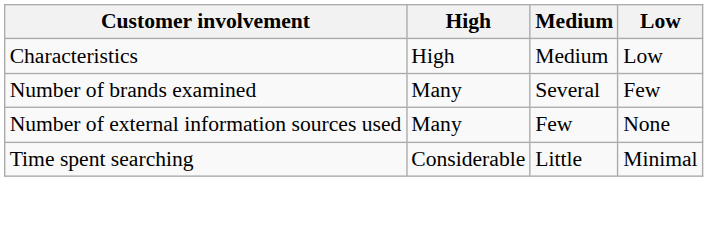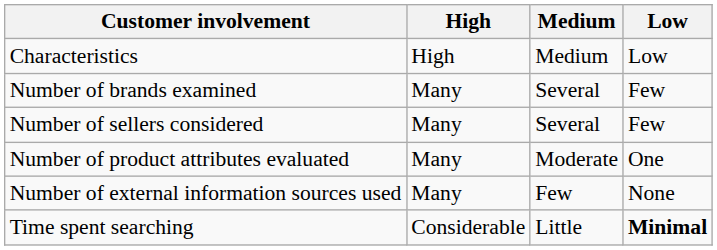+ row: (137, 124)
+ row: (179, 158)
(660, 158) normal -> (668, 227) bold
